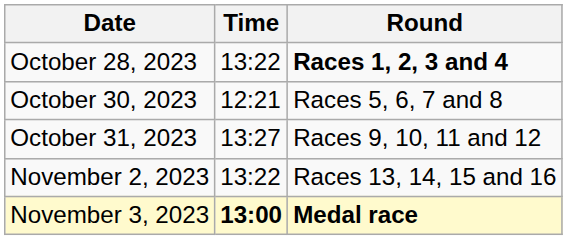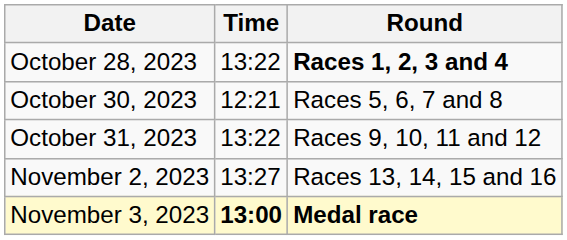(250, 138) 13:27 -> (250, 138) 13:22
(250, 176) 13:22 -> (250, 176) 13:27
